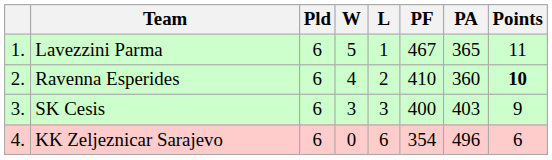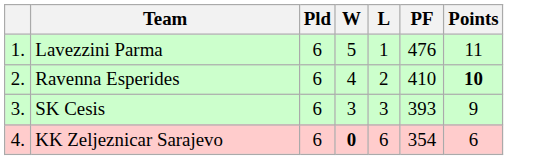- column: (466, 19)
(422, 49) 467 -> (422, 49) 476
(422, 109) 400 -> (422, 109) 393
(351, 139) normal -> (351, 139) bold
